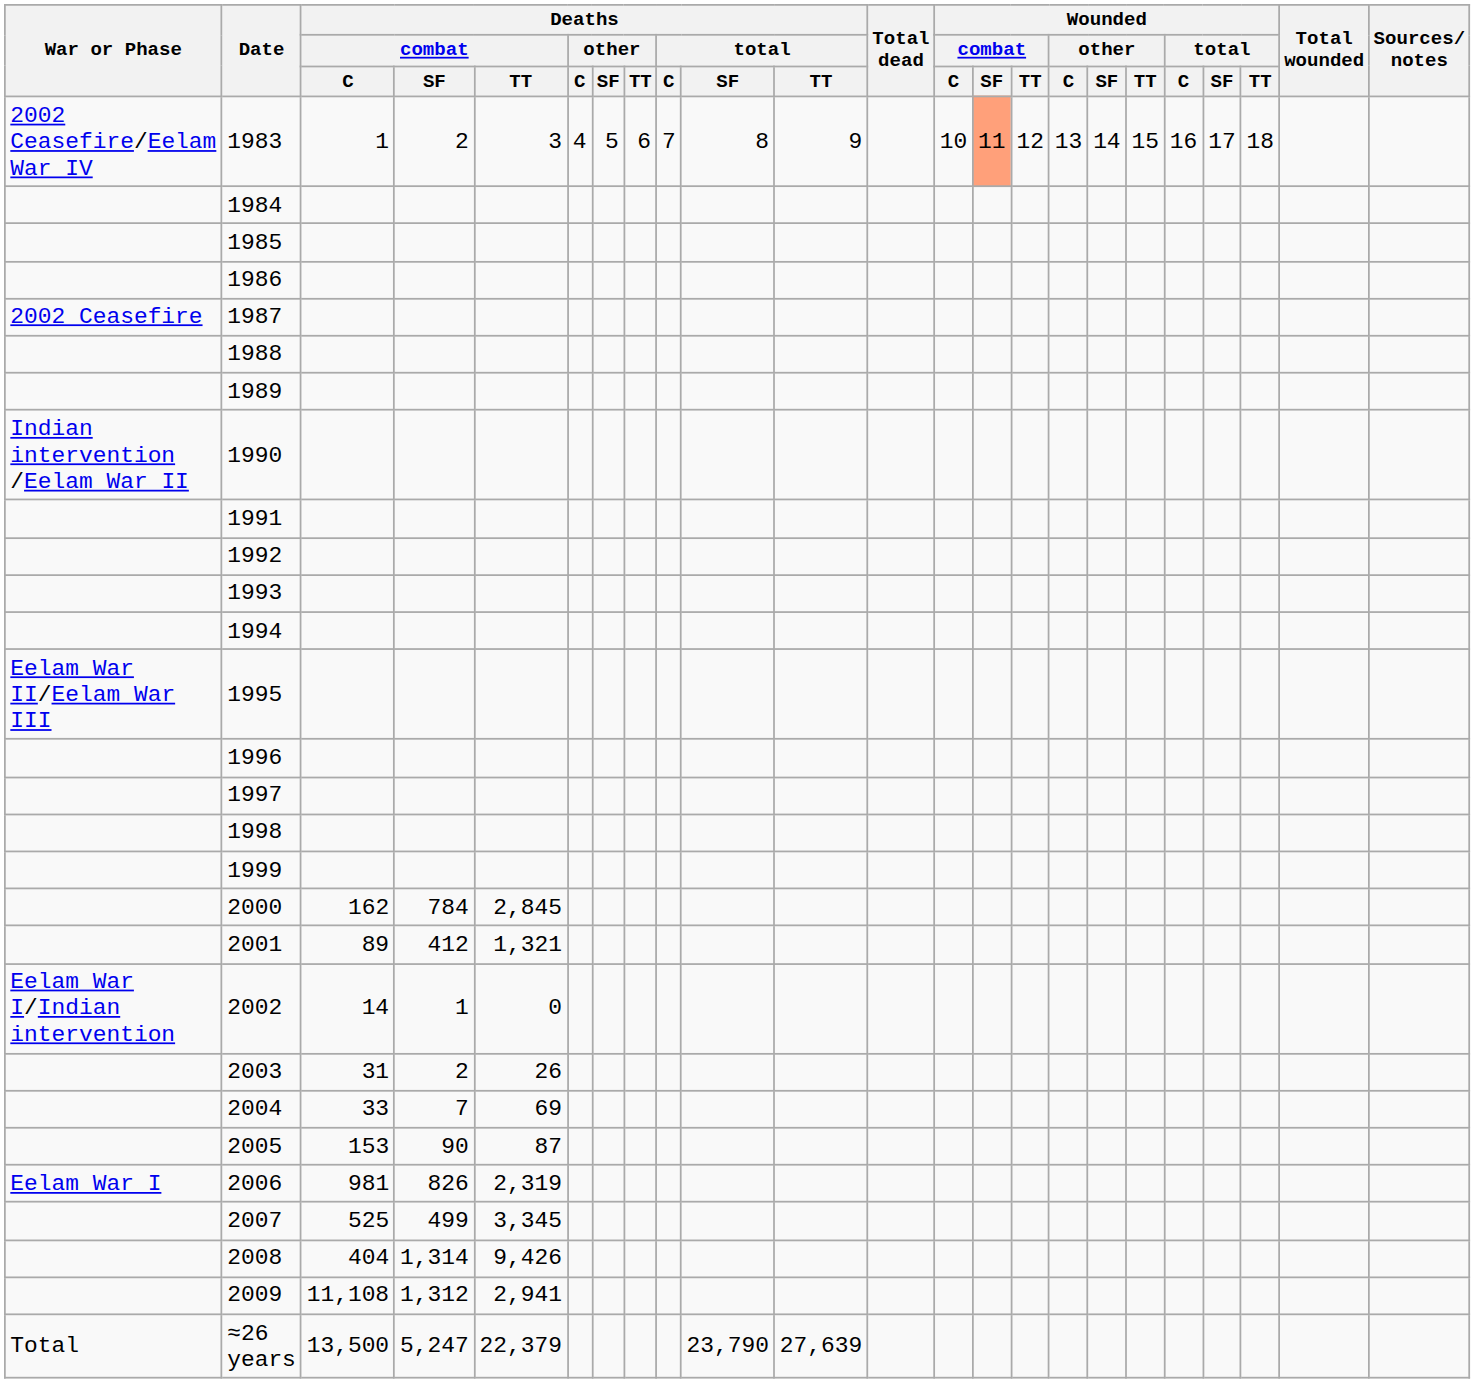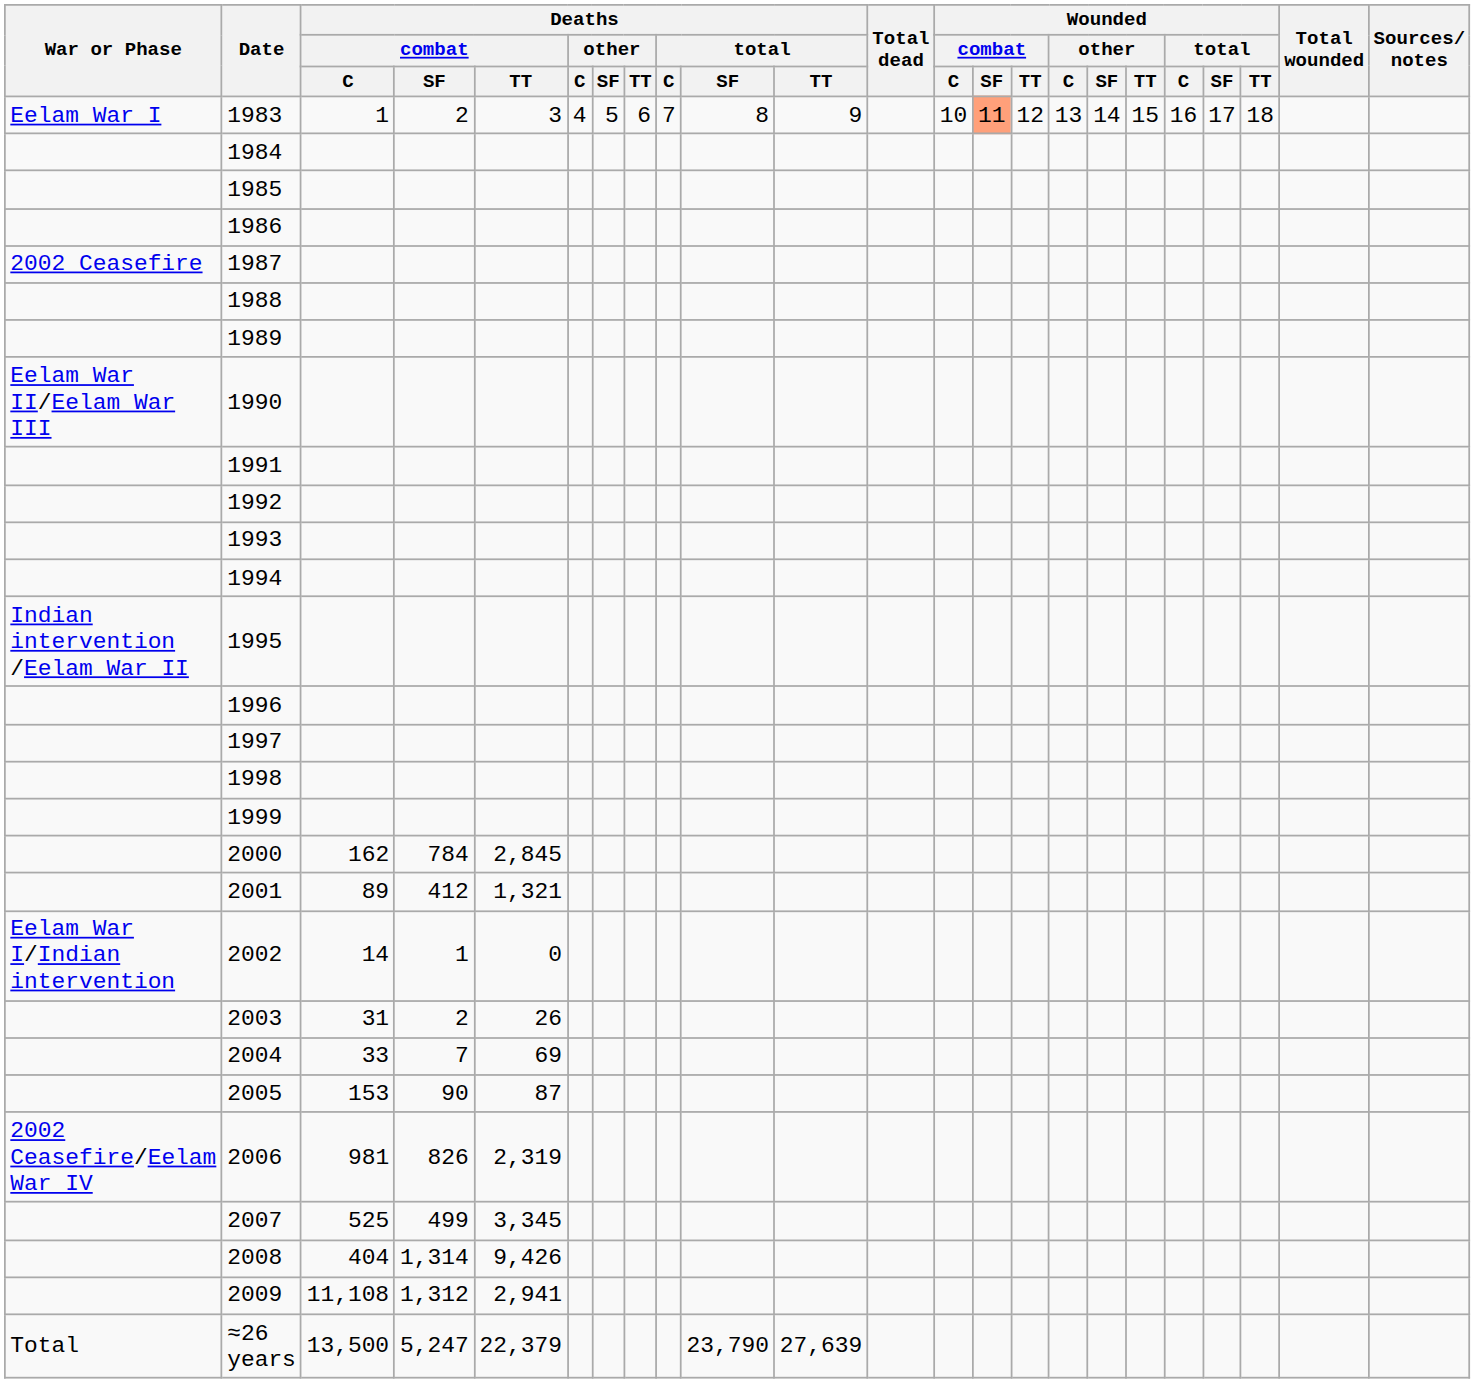(113, 141) 2002 Ceasefire/Eelam War IV -> (86, 115) Eelam War I
(100, 455) Indian intervention /Eelam War II -> (93, 402) Eelam War II/Eelam War III
(93, 694) Eelam War II/Eelam War III -> (100, 642) Indian intervention /Eelam War II
(86, 1184) Eelam War I -> (113, 1157) 2002 Ceasefire/Eelam War IV
